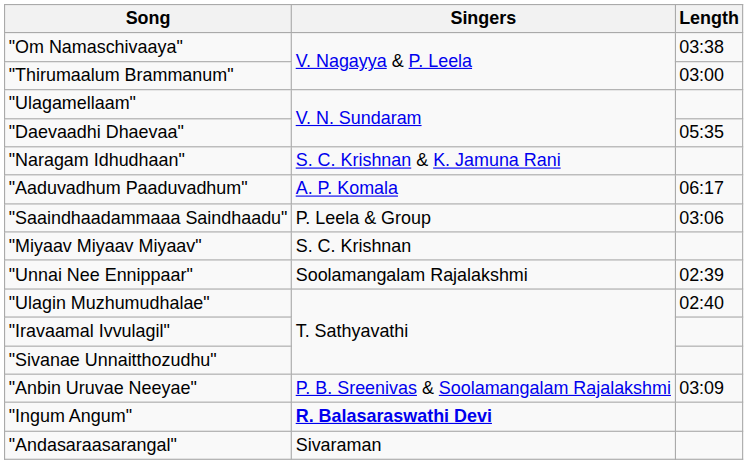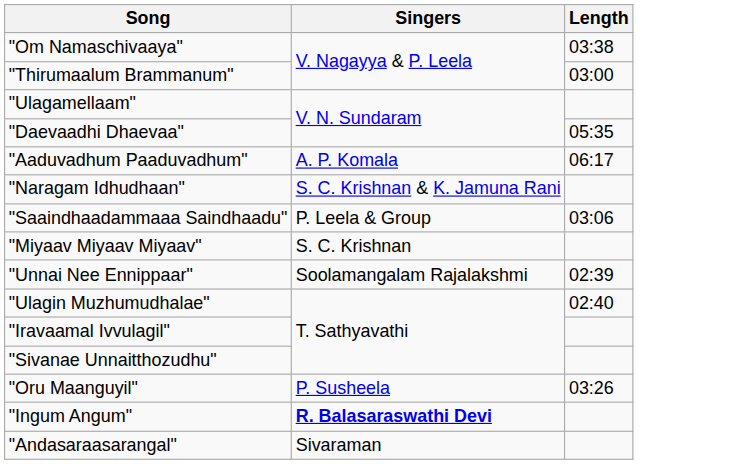rows swapped: (128, 189) <-> (97, 160)
- row: (103, 388)
+ row: (73, 388)
